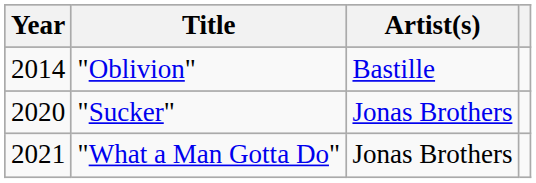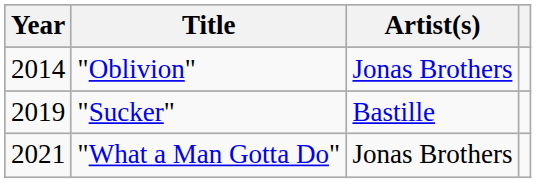(394, 68) Bastille -> (432, 68) Jonas Brothers
(38, 111) 2020 -> (38, 111) 2019
(432, 111) Jonas Brothers -> (394, 111) Bastille
